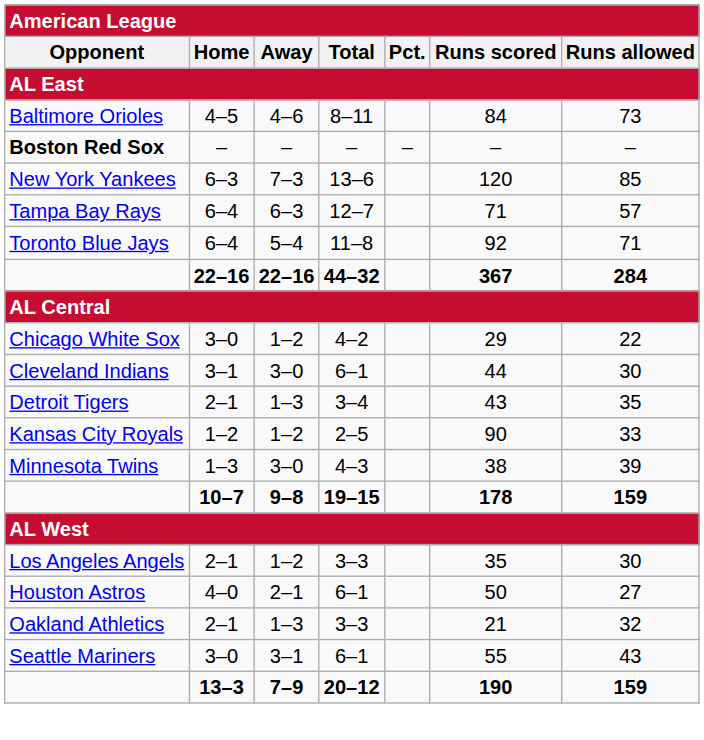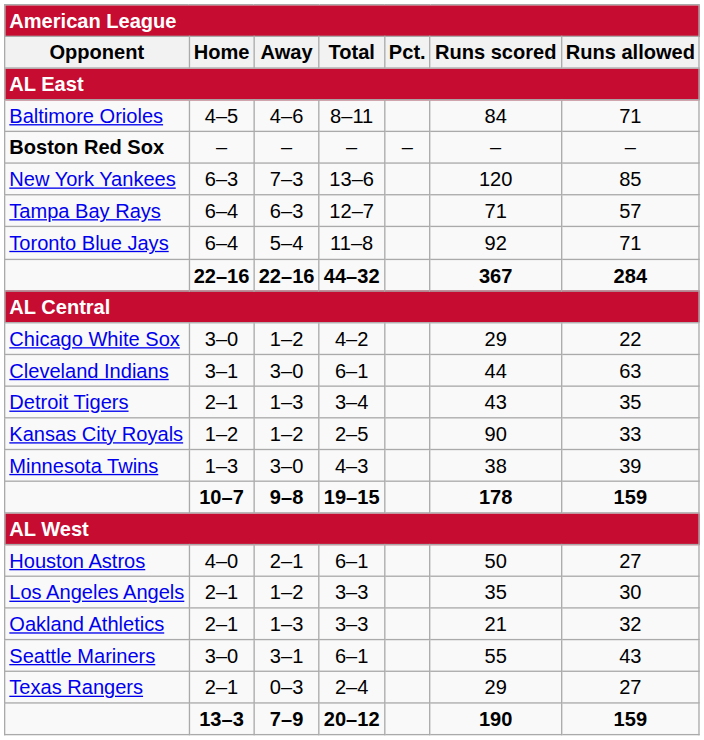(630, 116) 73 -> (630, 116) 71
(630, 370) 30 -> (630, 370) 63
rows swapped: (77, 592) <-> (97, 561)
+ row: (76, 688)
